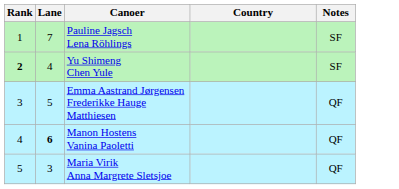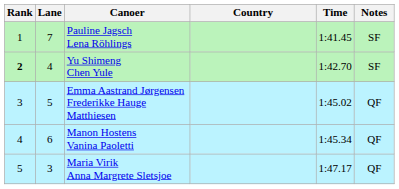+ column: (335, 13)
(50, 139) bold -> (50, 139) normal
